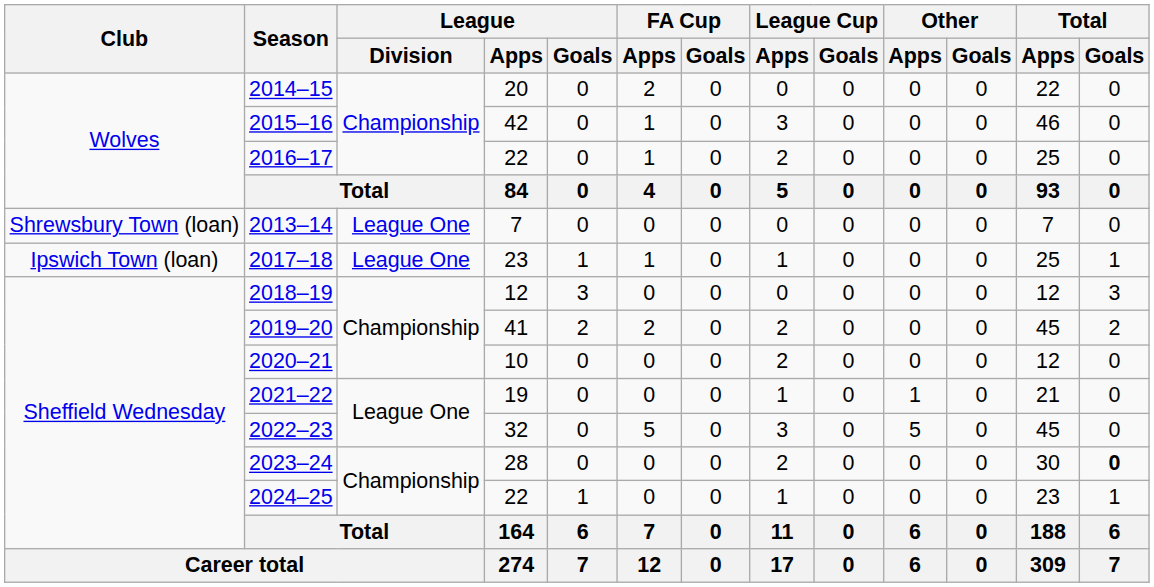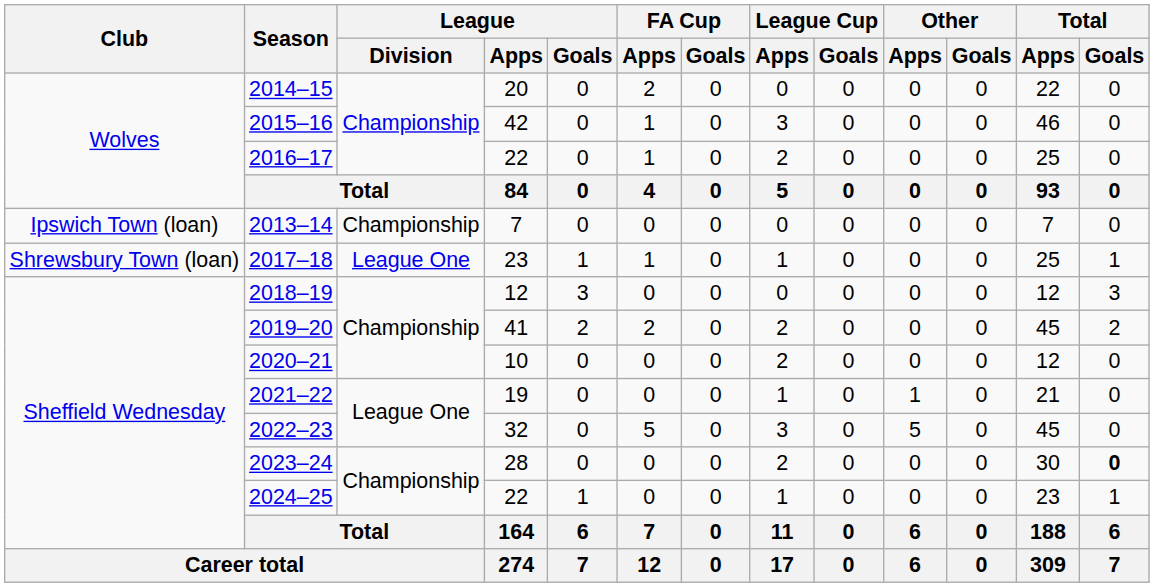(124, 225) Shrewsbury Town (loan) -> (124, 225) Ipswich Town (loan)
(411, 225) League One -> (411, 225) Championship
(124, 259) Ipswich Town (loan) -> (124, 259) Shrewsbury Town (loan)
